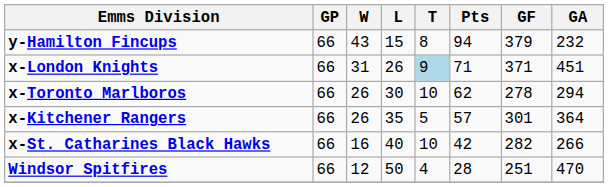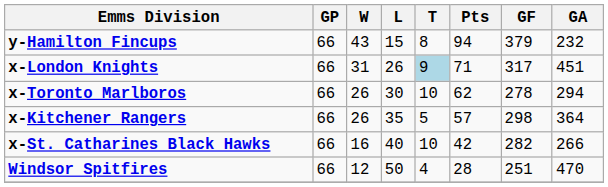(519, 68) 371 -> (519, 68) 317
(519, 119) 301 -> (519, 119) 298
